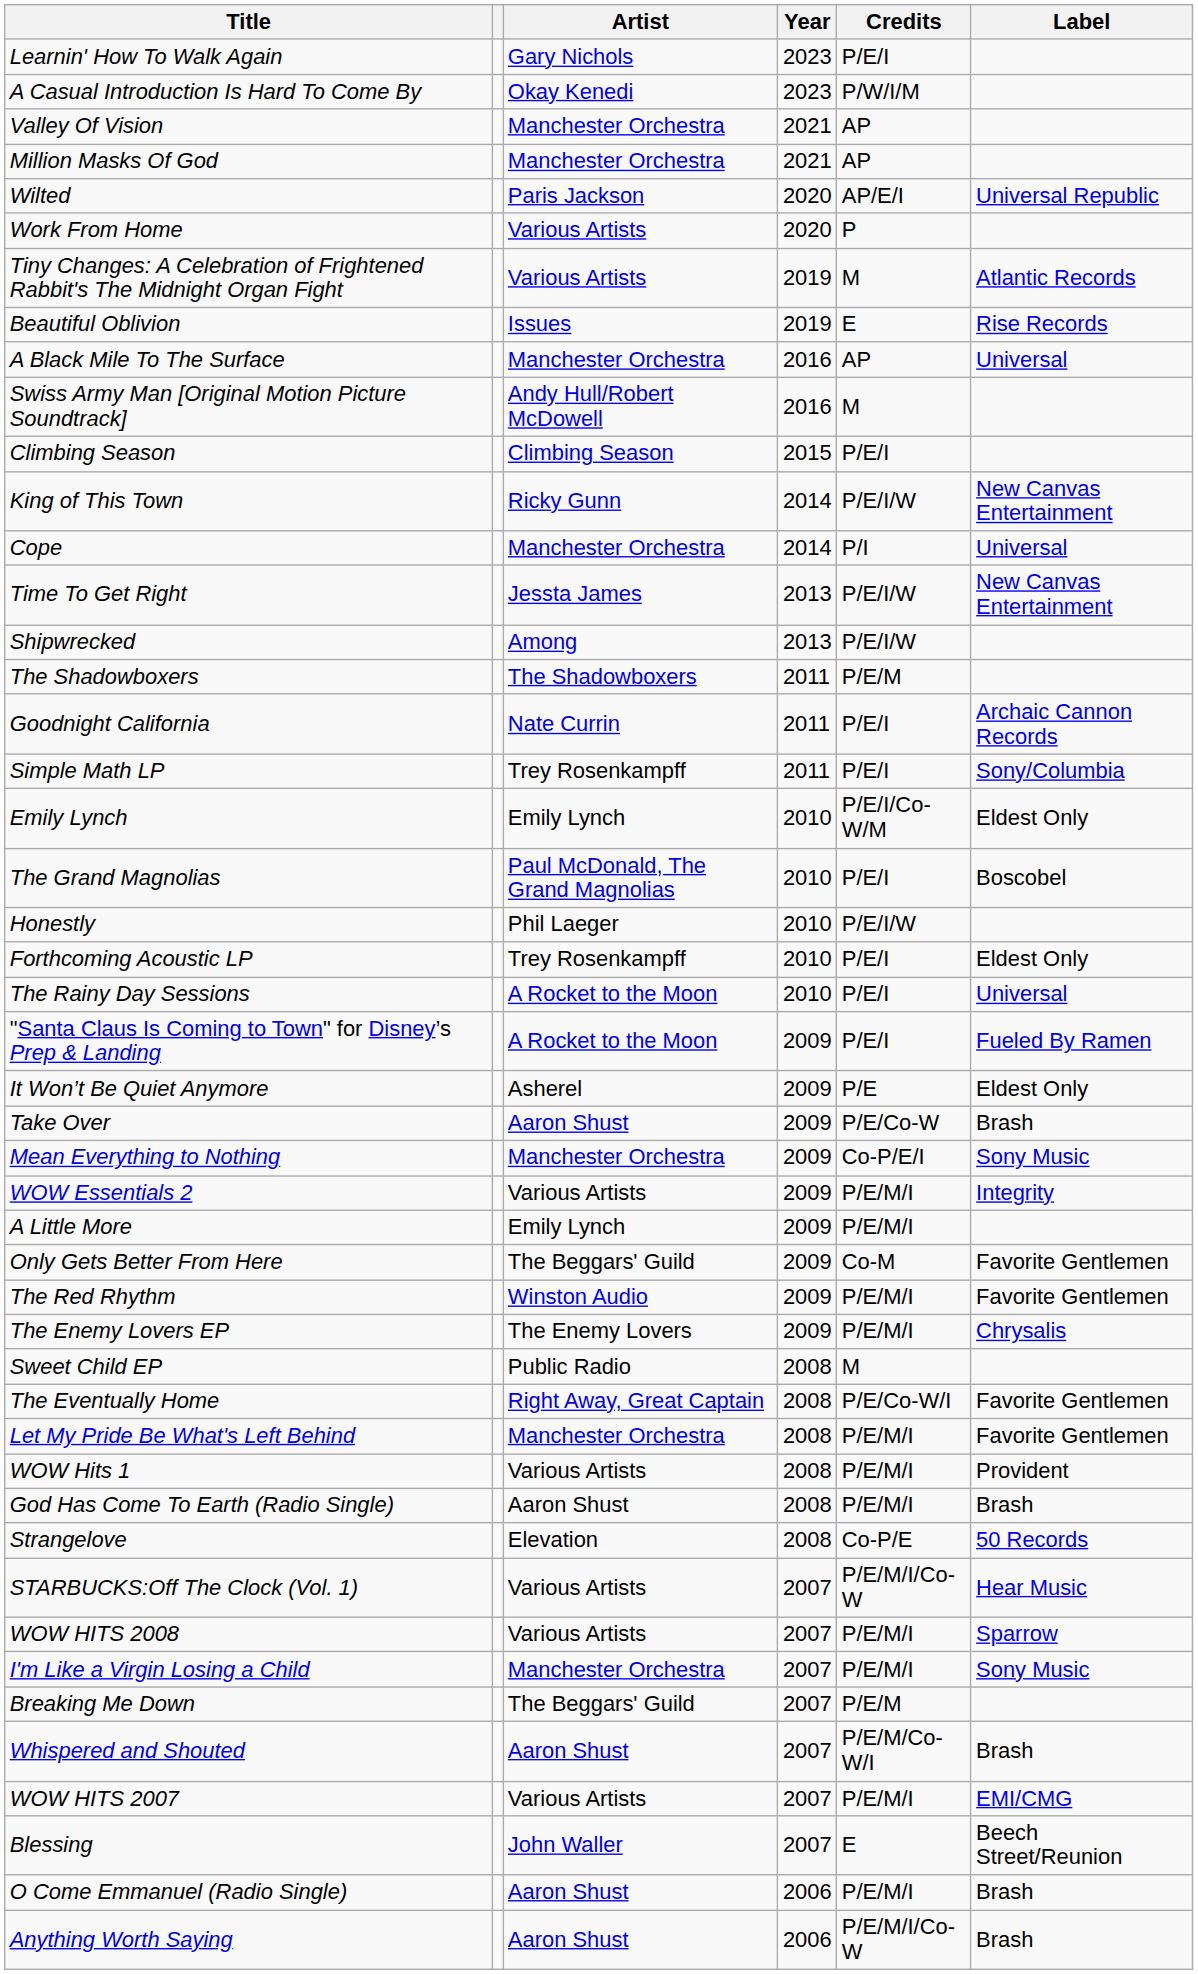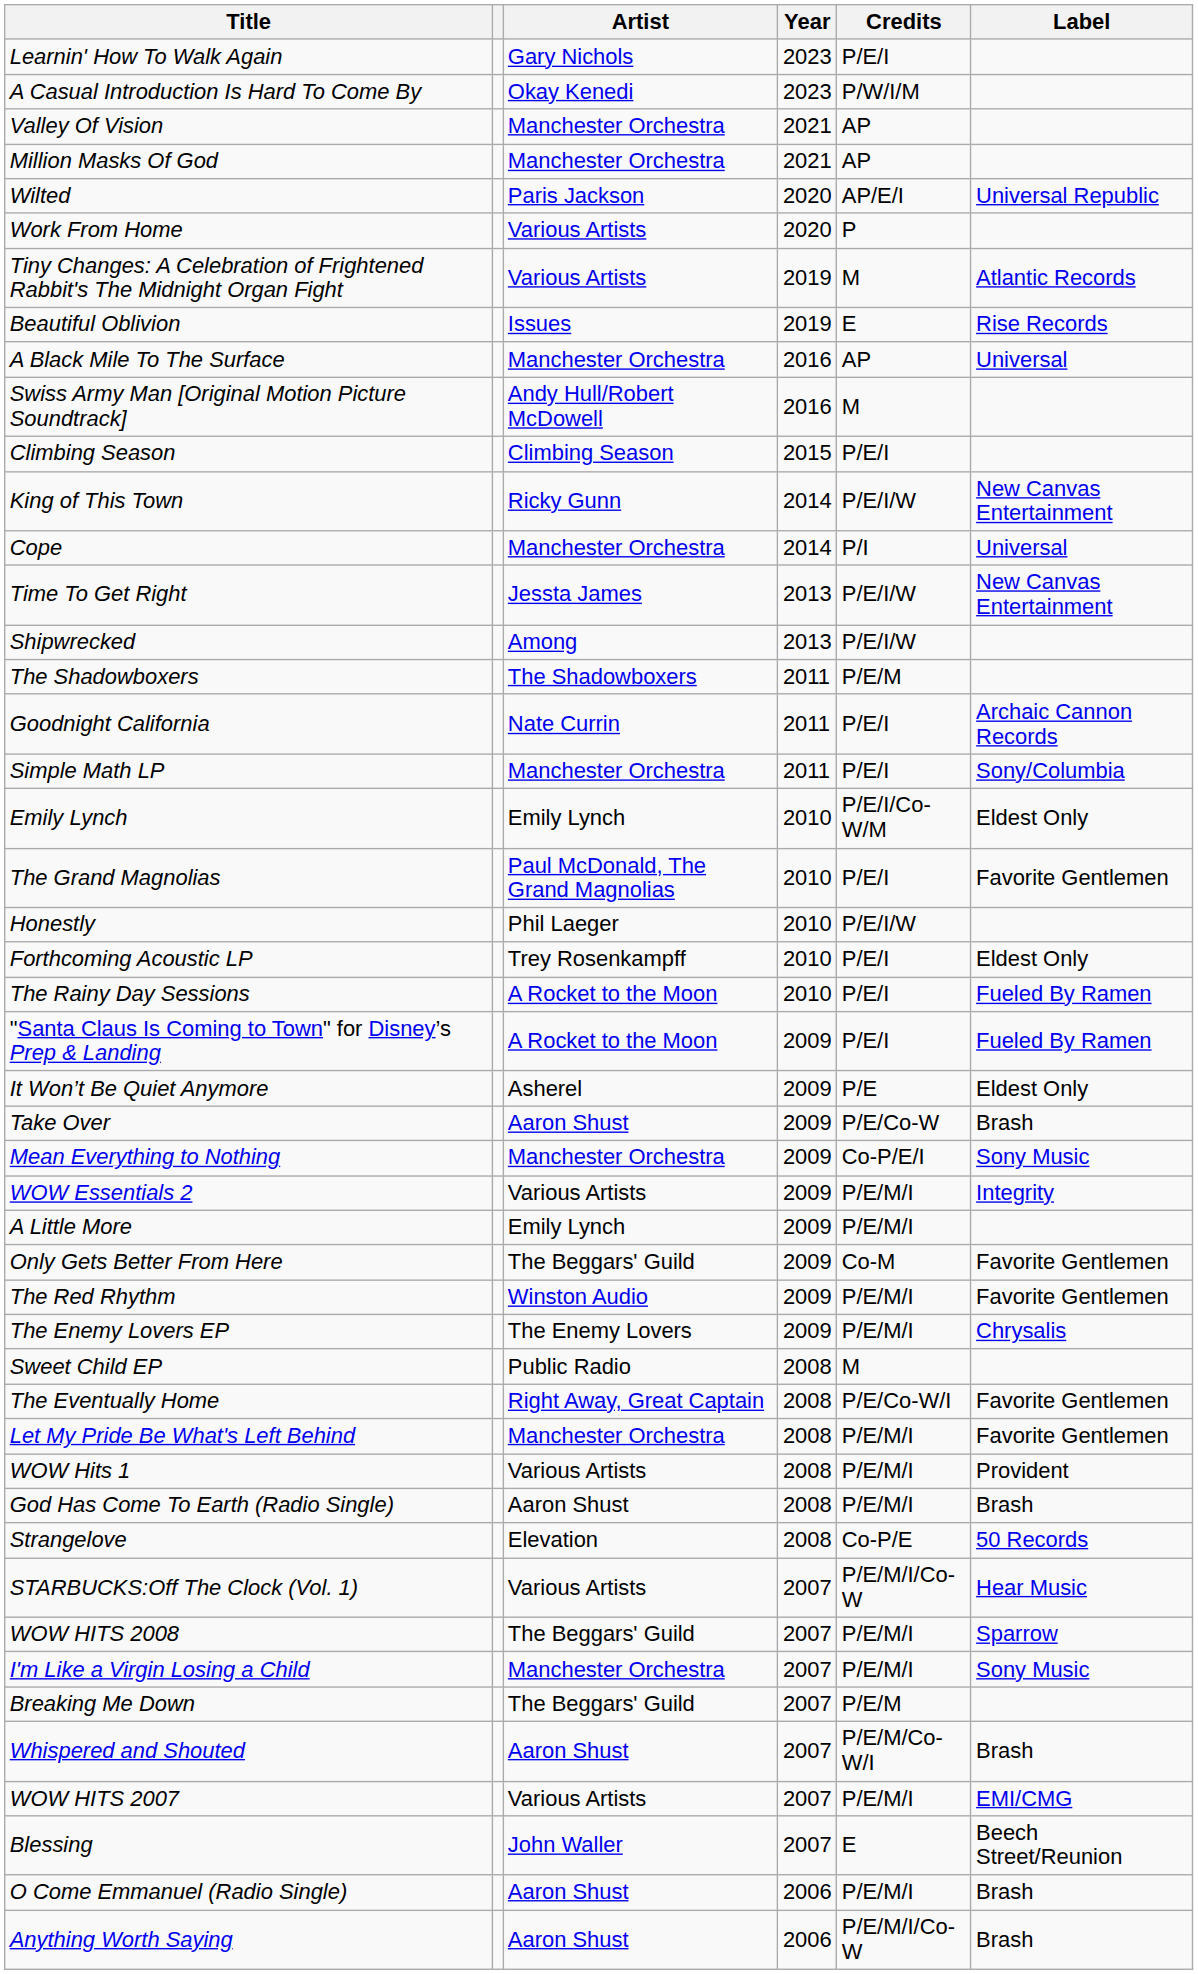(597, 770) Trey Rosenkampff -> (616, 770) Manchester Orchestra
(1021, 877) Boscobel -> (1072, 877) Favorite Gentlemen
(1022, 994) Universal -> (1064, 994) Fueled By Ramen
(577, 1634) Various Artists -> (601, 1634) The Beggars' Guild
